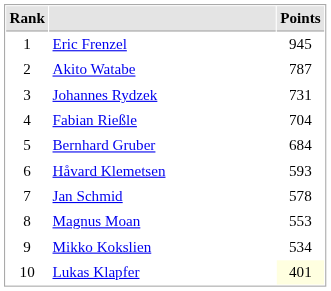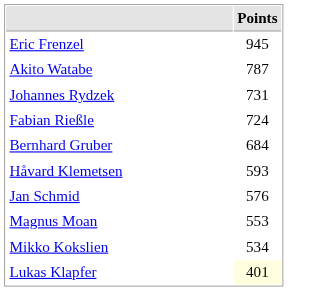- column: (27, 18)
(300, 120) 704 -> (257, 120) 724
(300, 196) 578 -> (257, 196) 576
